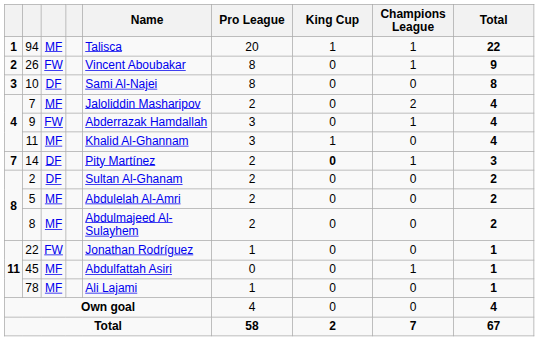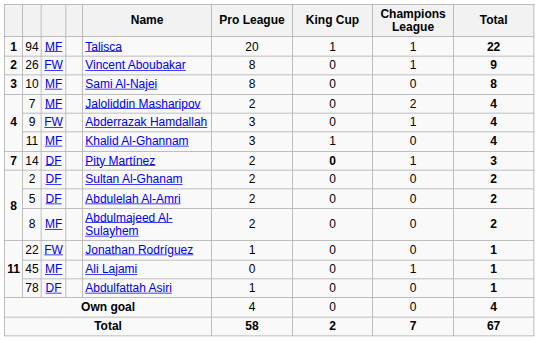(54, 84) DF -> (54, 84) MF
(54, 198) MF -> (54, 198) DF
(129, 269) Abdulfattah Asiri -> (111, 269) Ali Lajami
(54, 288) MF -> (54, 288) DF
(111, 288) Ali Lajami -> (129, 288) Abdulfattah Asiri
